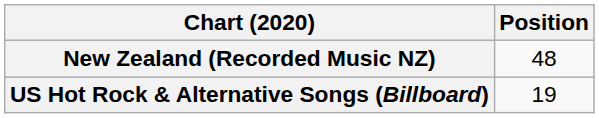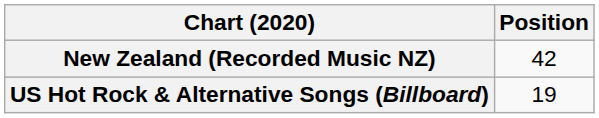(544, 58) 48 -> (544, 58) 42
